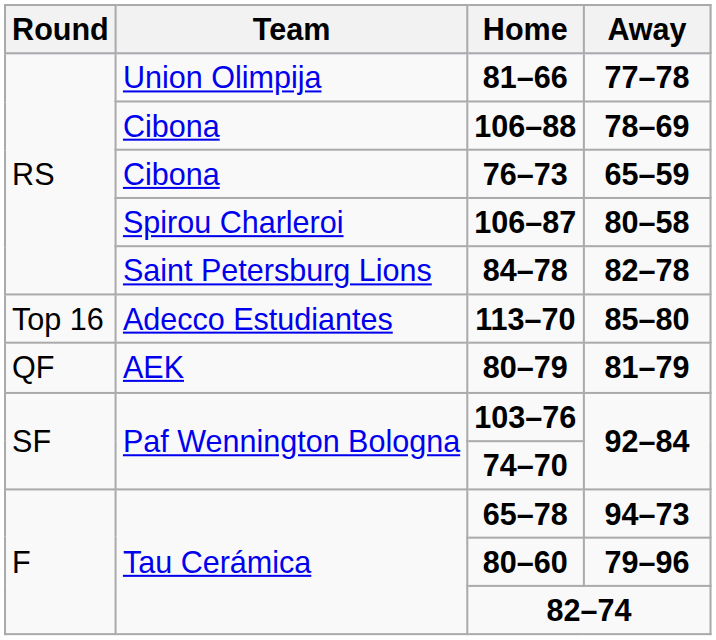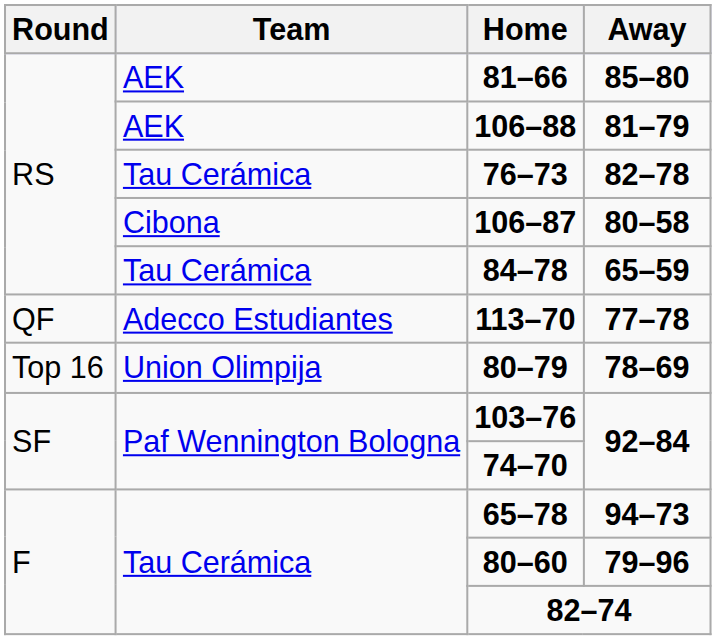(222, 78) Union Olimpija -> (153, 78) AEK
(647, 78) 77–78 -> (647, 78) 85–80
(171, 126) Cibona -> (153, 126) AEK
(647, 126) 78–69 -> (647, 126) 81–79
(171, 174) Cibona -> (217, 174) Tau Cerámica
(647, 174) 65–59 -> (647, 174) 82–78
(233, 223) Spirou Charleroi -> (171, 223) Cibona
(277, 271) Saint Petersburg Lions -> (217, 271) Tau Cerámica
(647, 271) 82–78 -> (647, 271) 65–59
(58, 320) Top 16 -> (33, 320) QF
(647, 320) 85–80 -> (647, 320) 77–78
(33, 368) QF -> (58, 368) Top 16
(153, 368) AEK -> (222, 368) Union Olimpija
(647, 368) 81–79 -> (647, 368) 78–69
